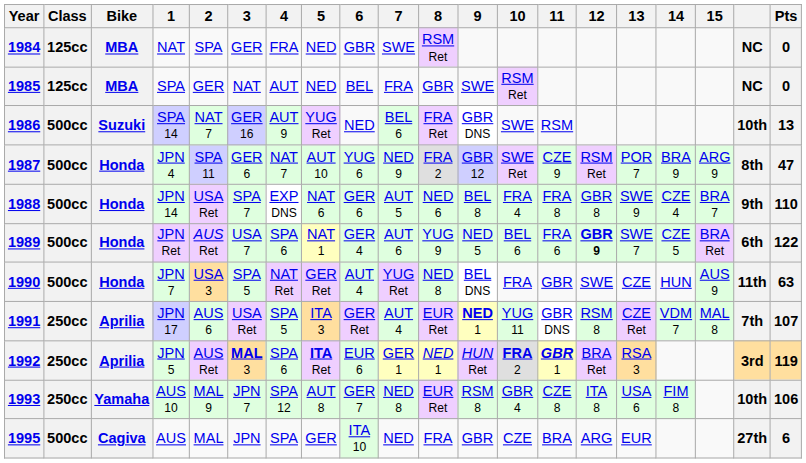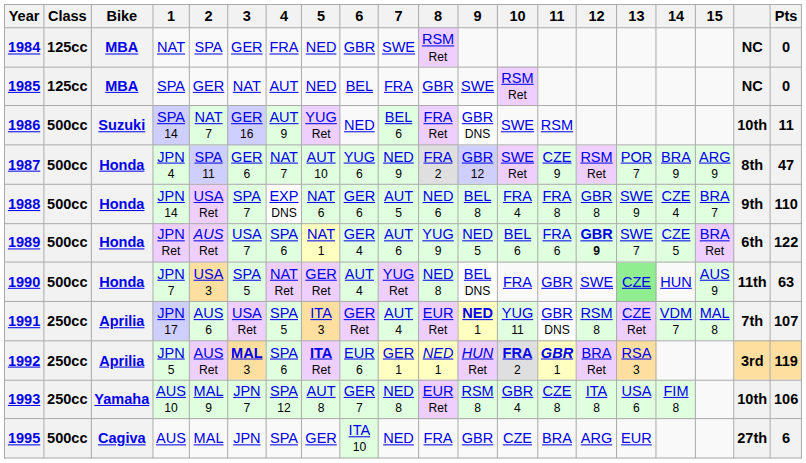(786, 126) 13 -> (786, 126) 11
(636, 282) no background -> (636, 282) lightgreen background
